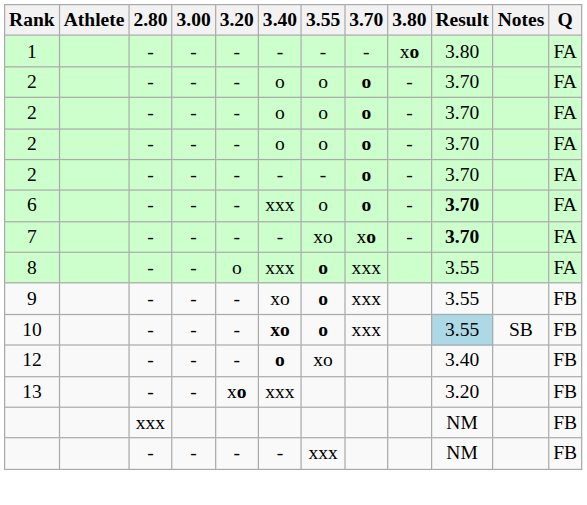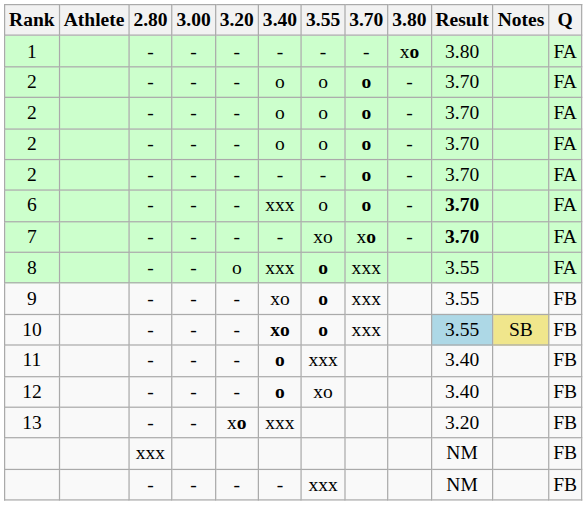(521, 329) no background -> (521, 329) khaki background
+ row: (32, 360)
